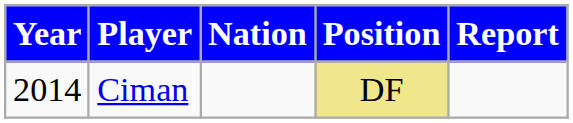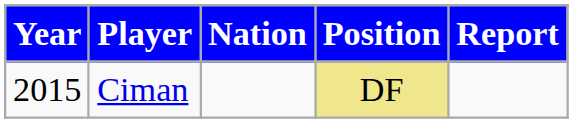(47, 89) 2014 -> (47, 89) 2015
